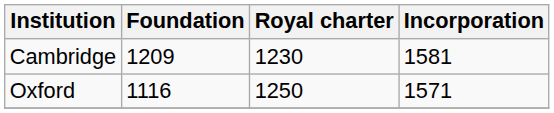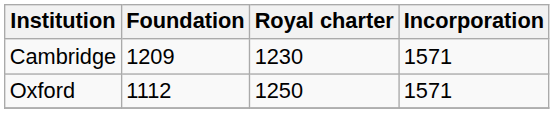(428, 56) 1581 -> (428, 56) 1571
(149, 90) 1116 -> (149, 90) 1112
